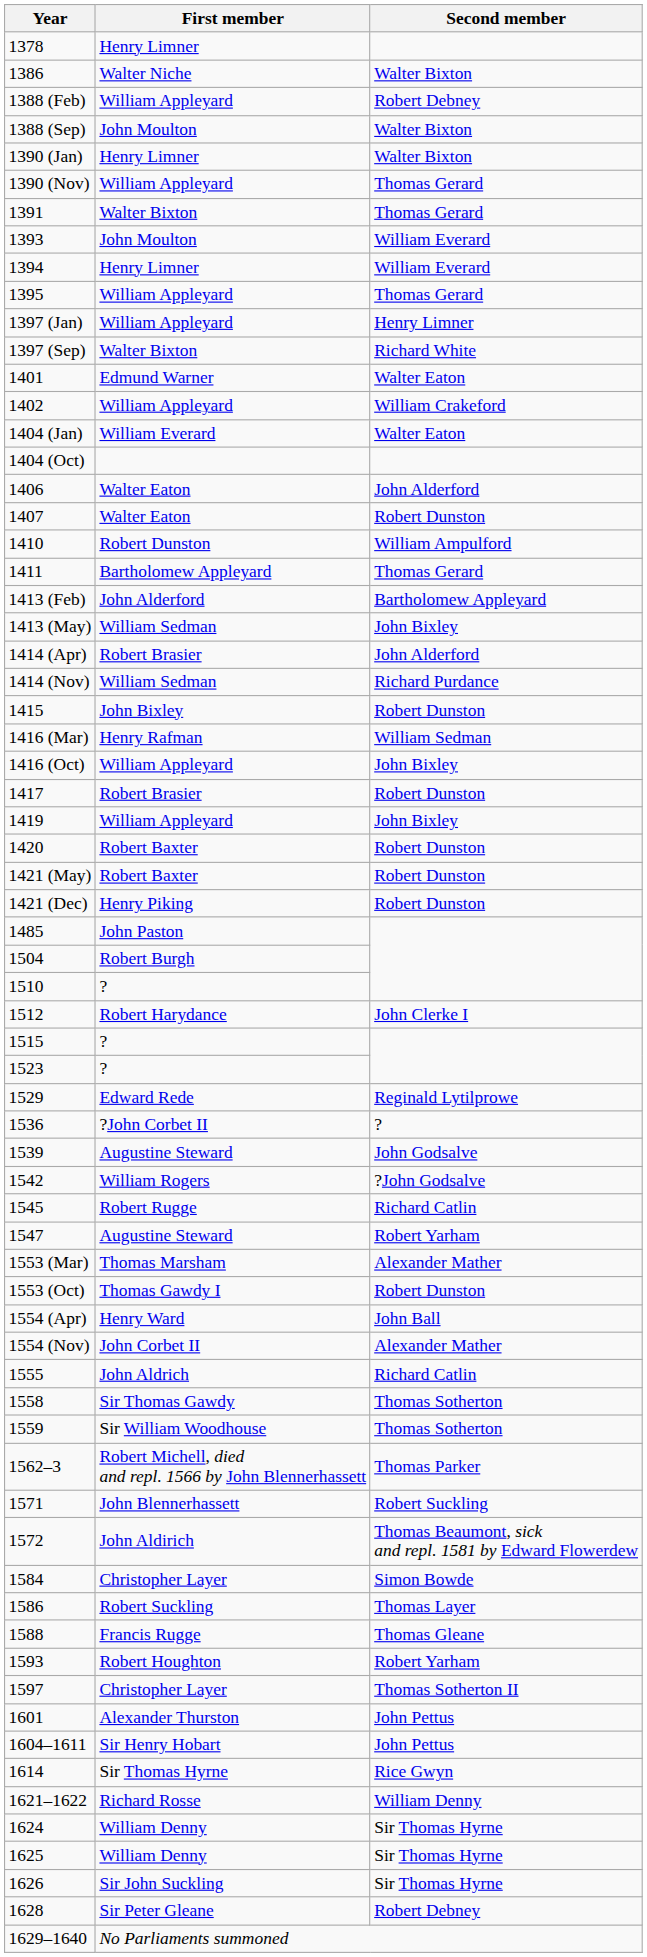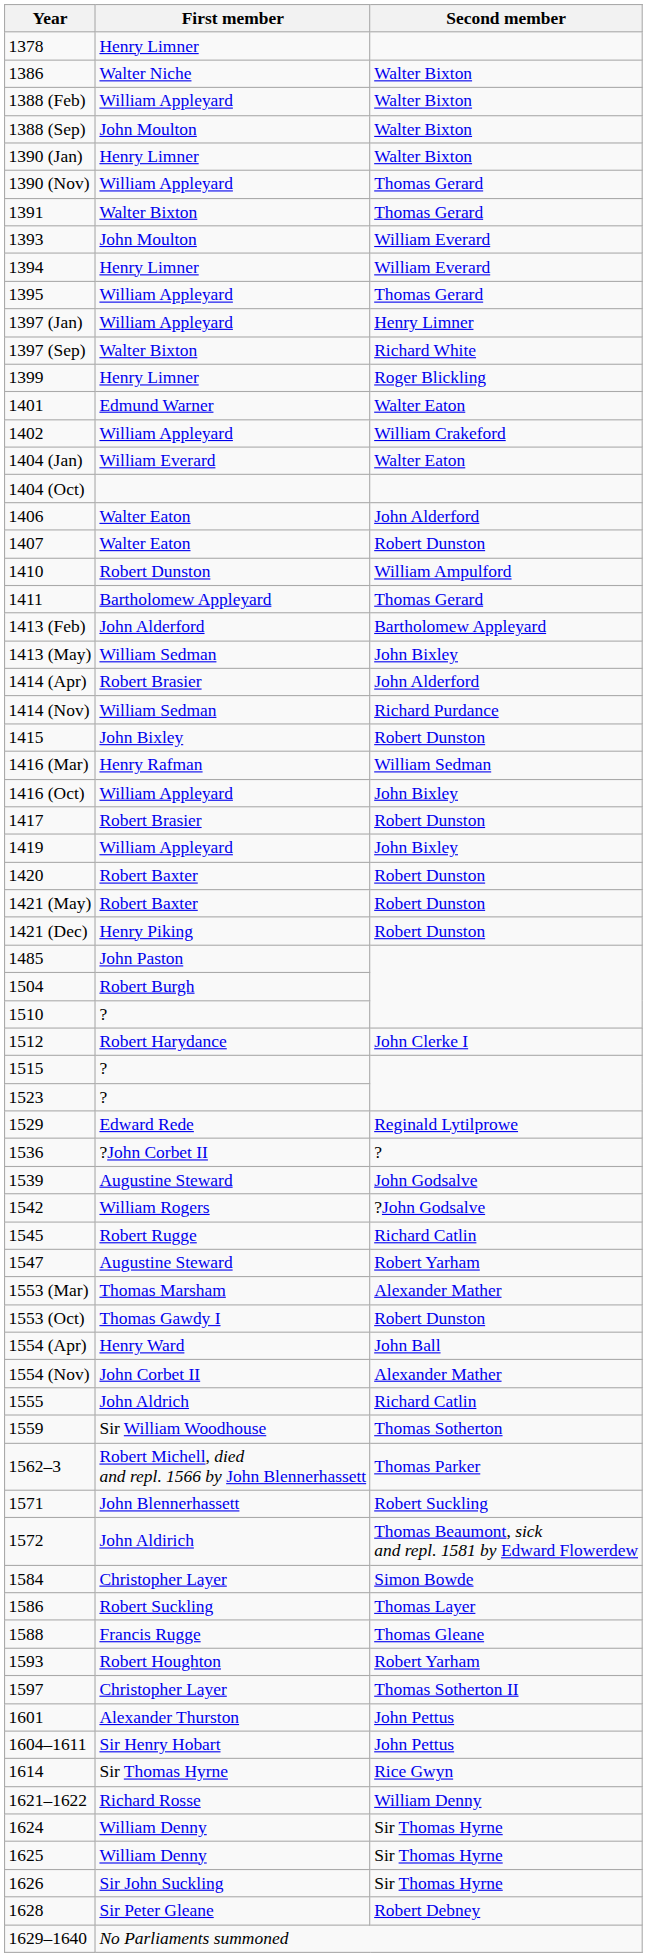(427, 101) Robert Debney -> (423, 101) Walter Bixton
+ row: (26, 377)
- row: (26, 1401)
